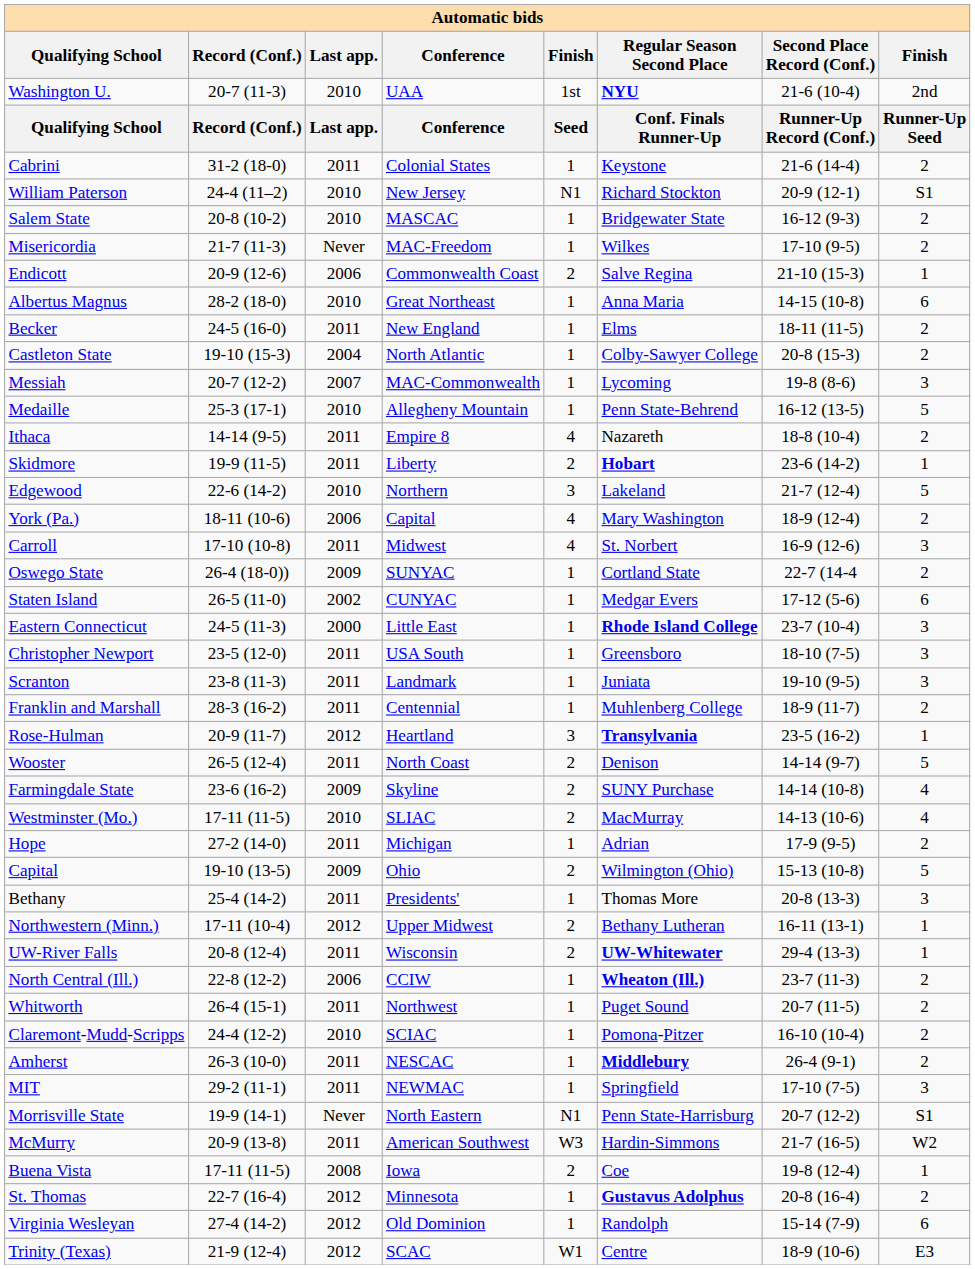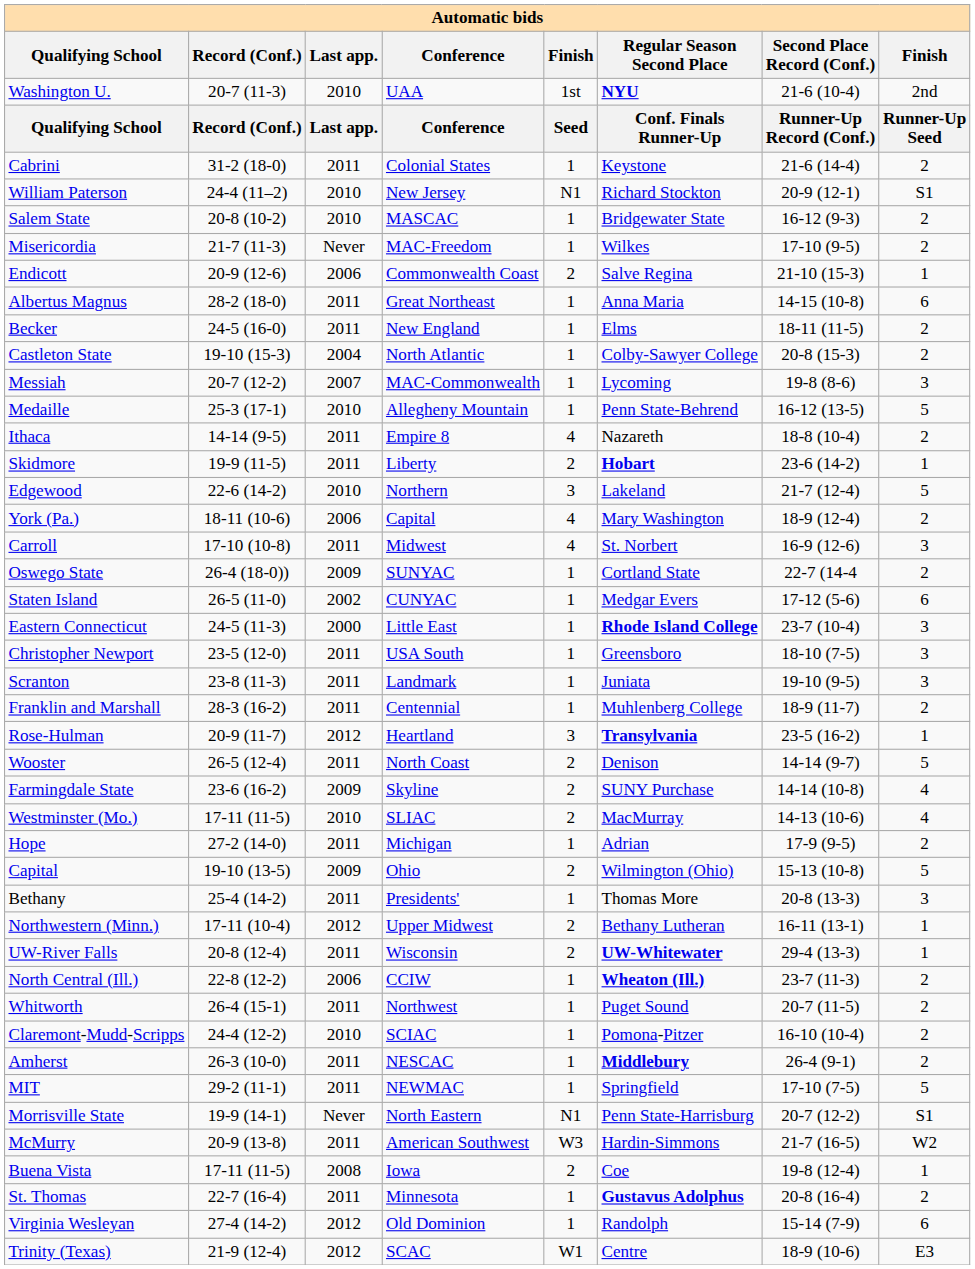(344, 300) 2010 -> (344, 300) 2011
(925, 1088) 3 -> (925, 1088) 5
(344, 1196) 2012 -> (344, 1196) 2011
